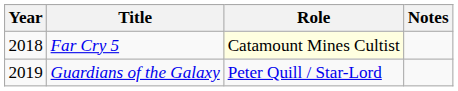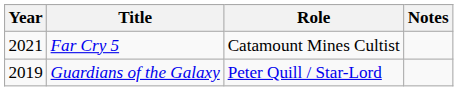(26, 45) 2018 -> (26, 45) 2021
(314, 45) lightyellow background -> (314, 45) no background
